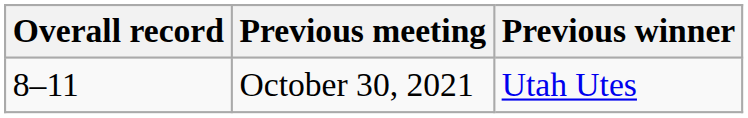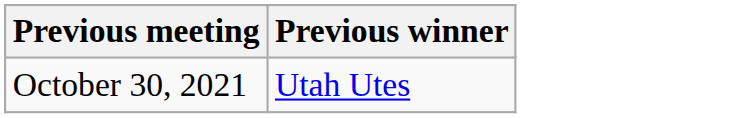- column: (118, 31)
